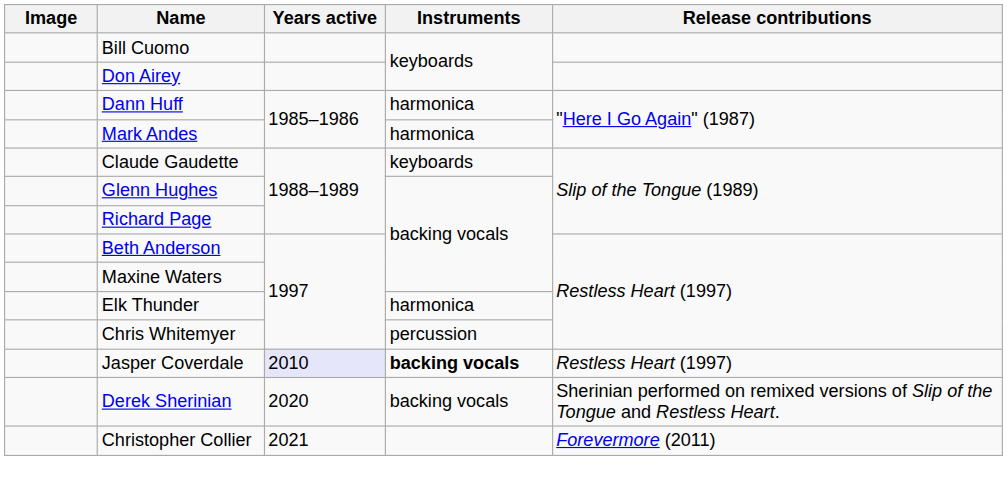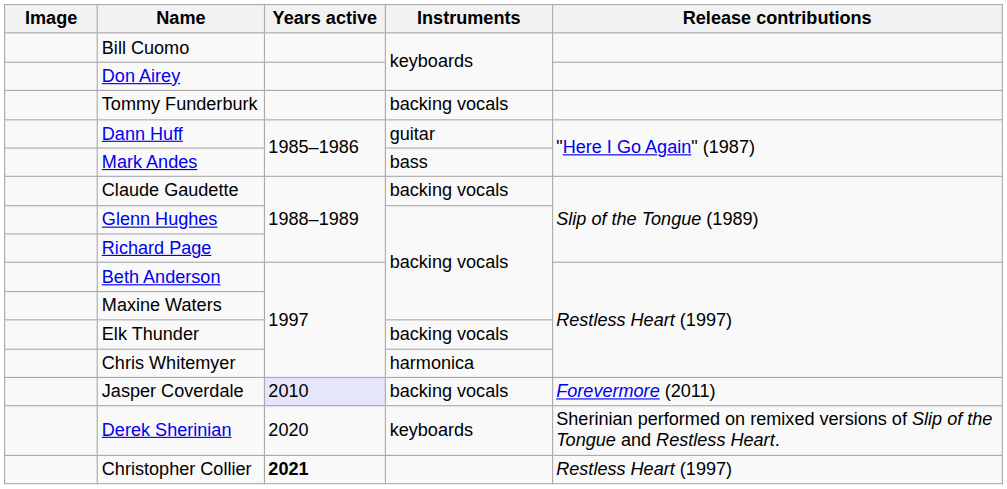+ row: (180, 104)
(432, 104) harmonica -> (412, 133) guitar
(432, 133) harmonica -> (409, 162) bass
(431, 162) keyboards -> (449, 190) backing vocals
(432, 305) harmonica -> (449, 334) backing vocals
(433, 334) percussion -> (432, 362) harmonica
(454, 362) bold -> (449, 391) normal
(644, 362) Restless Heart (1997) -> (636, 391) Forevermore (2011)
(449, 401) backing vocals -> (431, 430) keyboards
(288, 440) normal -> (288, 469) bold
(636, 440) Forevermore (2011) -> (644, 469) Restless Heart (1997)
